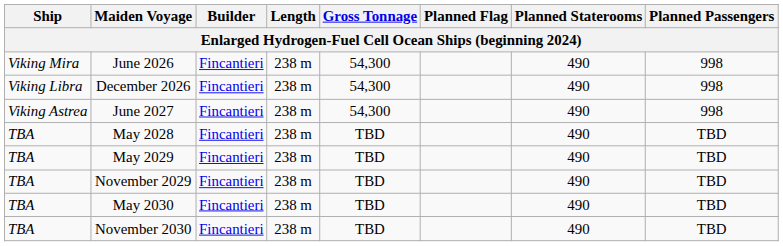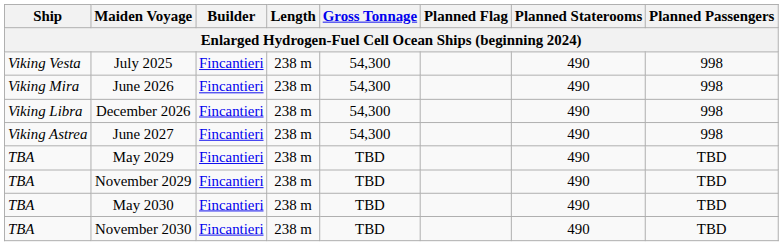+ row: (143, 63)
- row: (143, 134)
